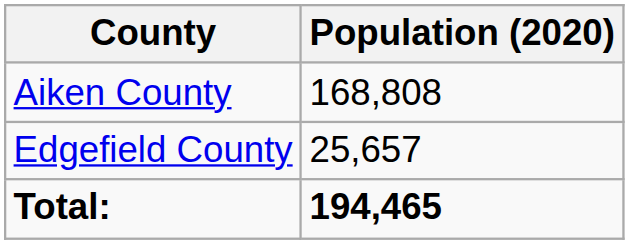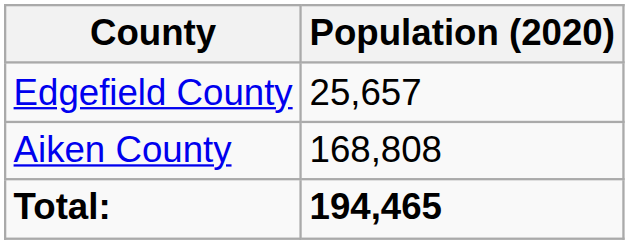rows swapped: (123, 91) <-> (153, 149)
